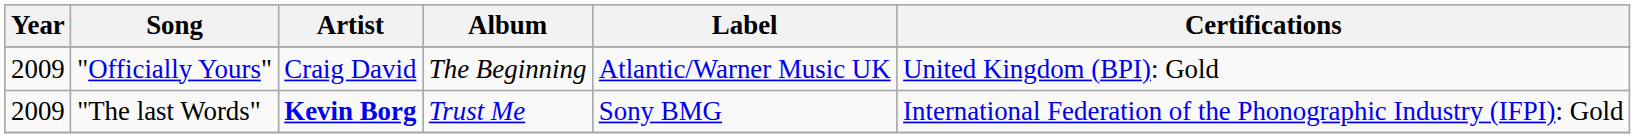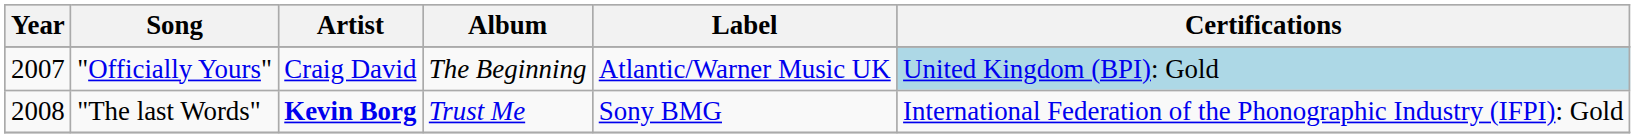(38, 68) 2009 -> (38, 68) 2007
(1061, 68) no background -> (1061, 68) lightblue background
(38, 111) 2009 -> (38, 111) 2008
